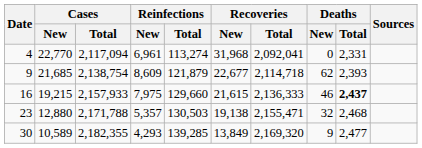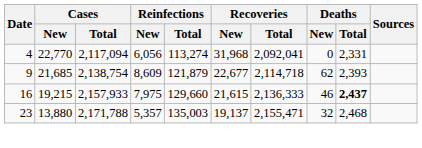(148, 53) 6,961 -> (148, 53) 6,056
(55, 113) 12,880 -> (55, 113) 13,880
(188, 113) 130,503 -> (188, 113) 135,003
(231, 113) 19,138 -> (231, 113) 19,137
- row: (26, 133)
